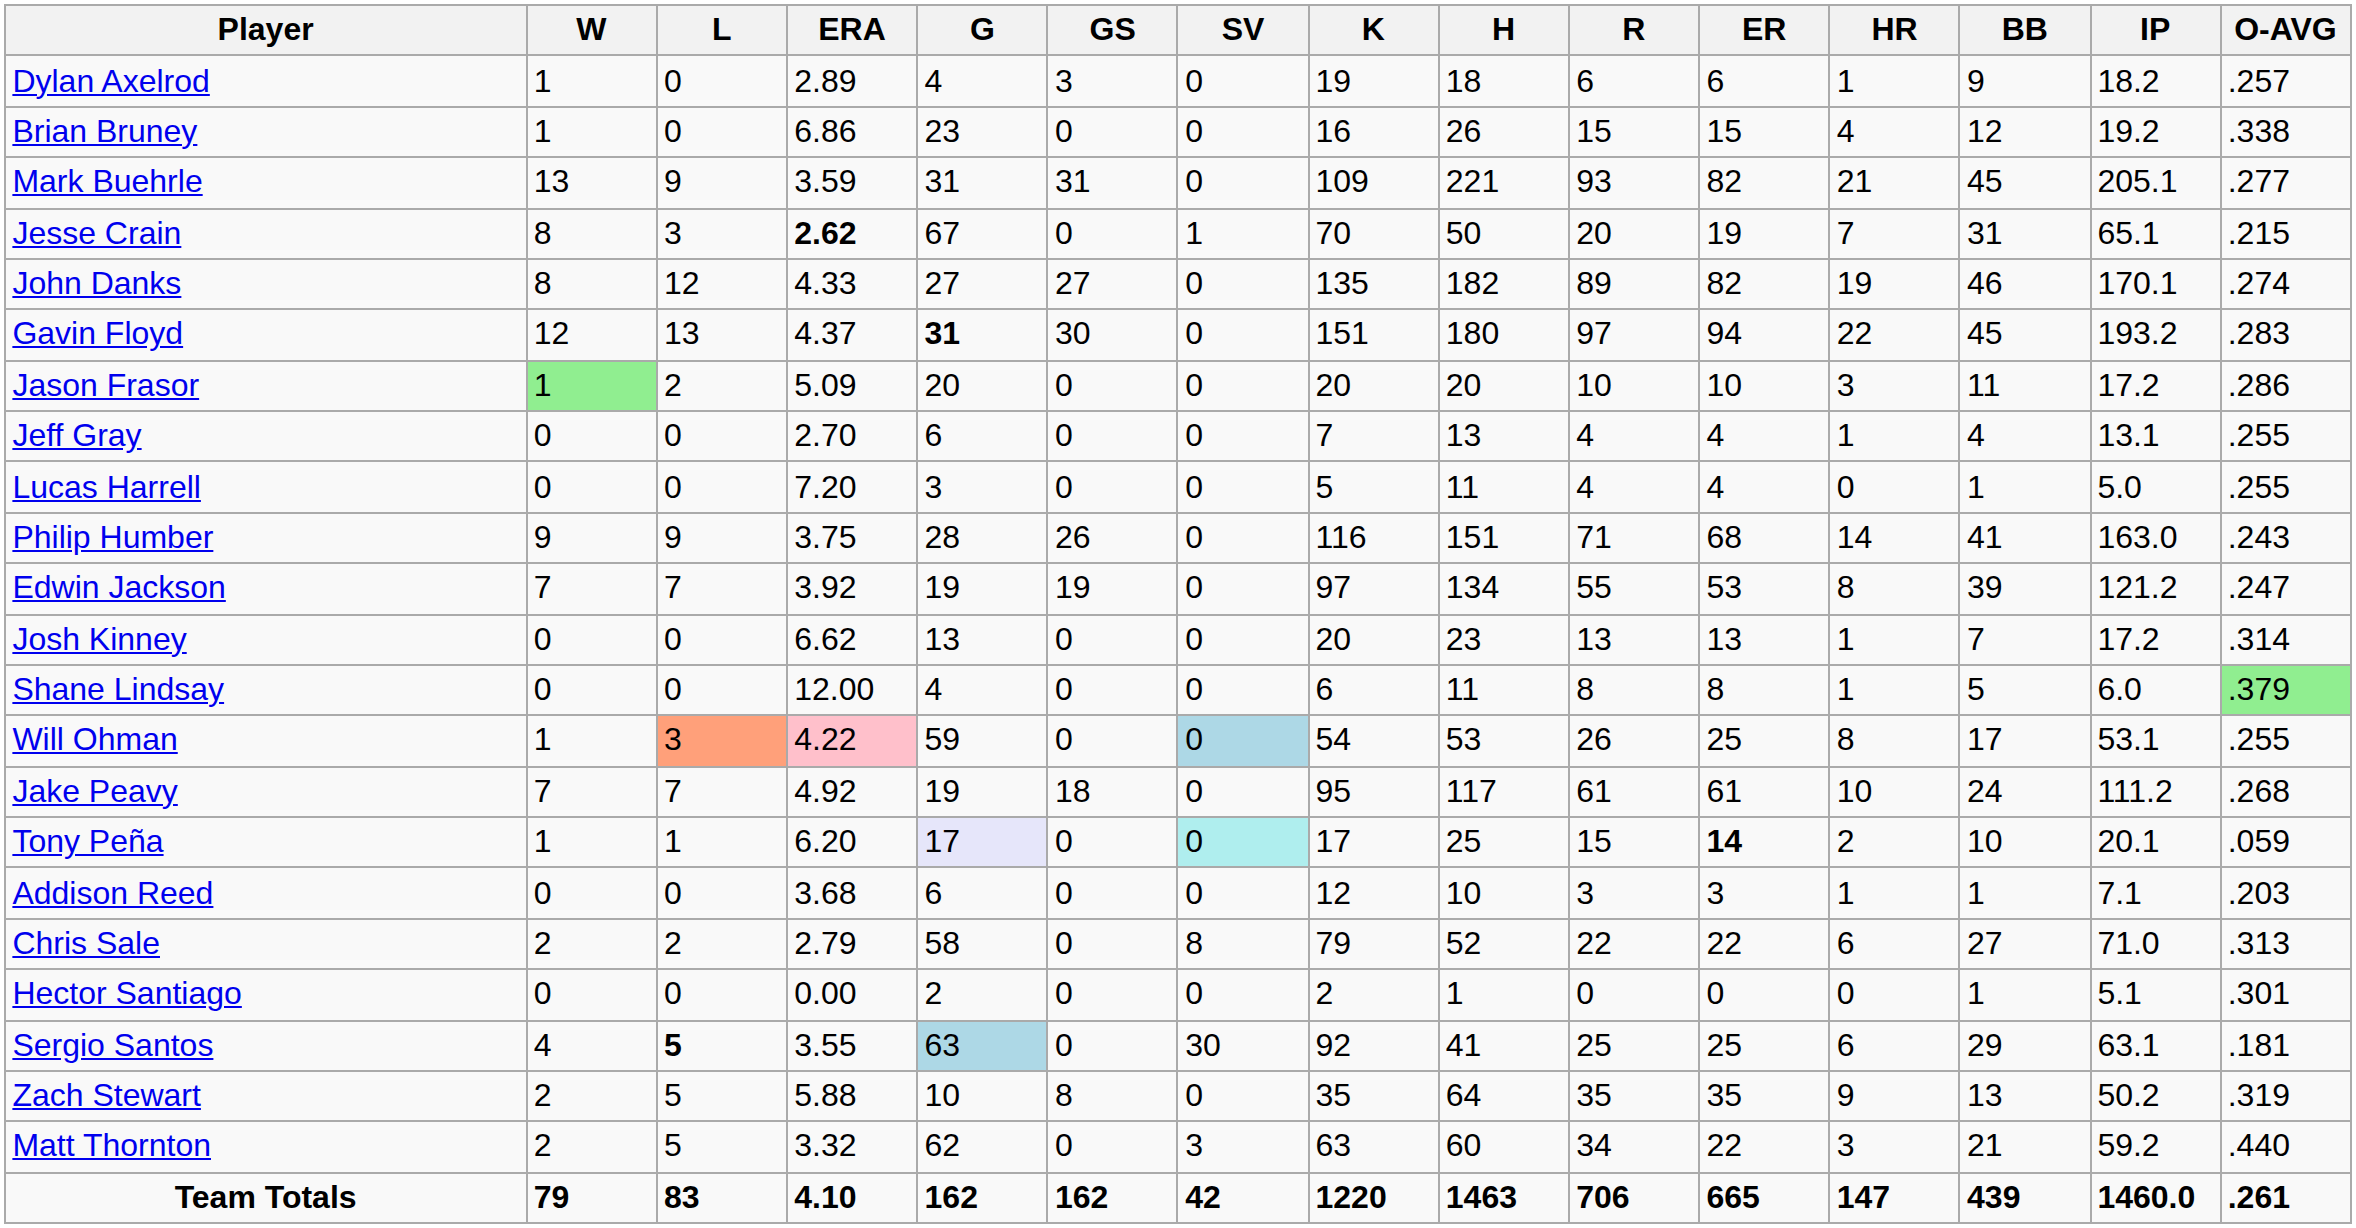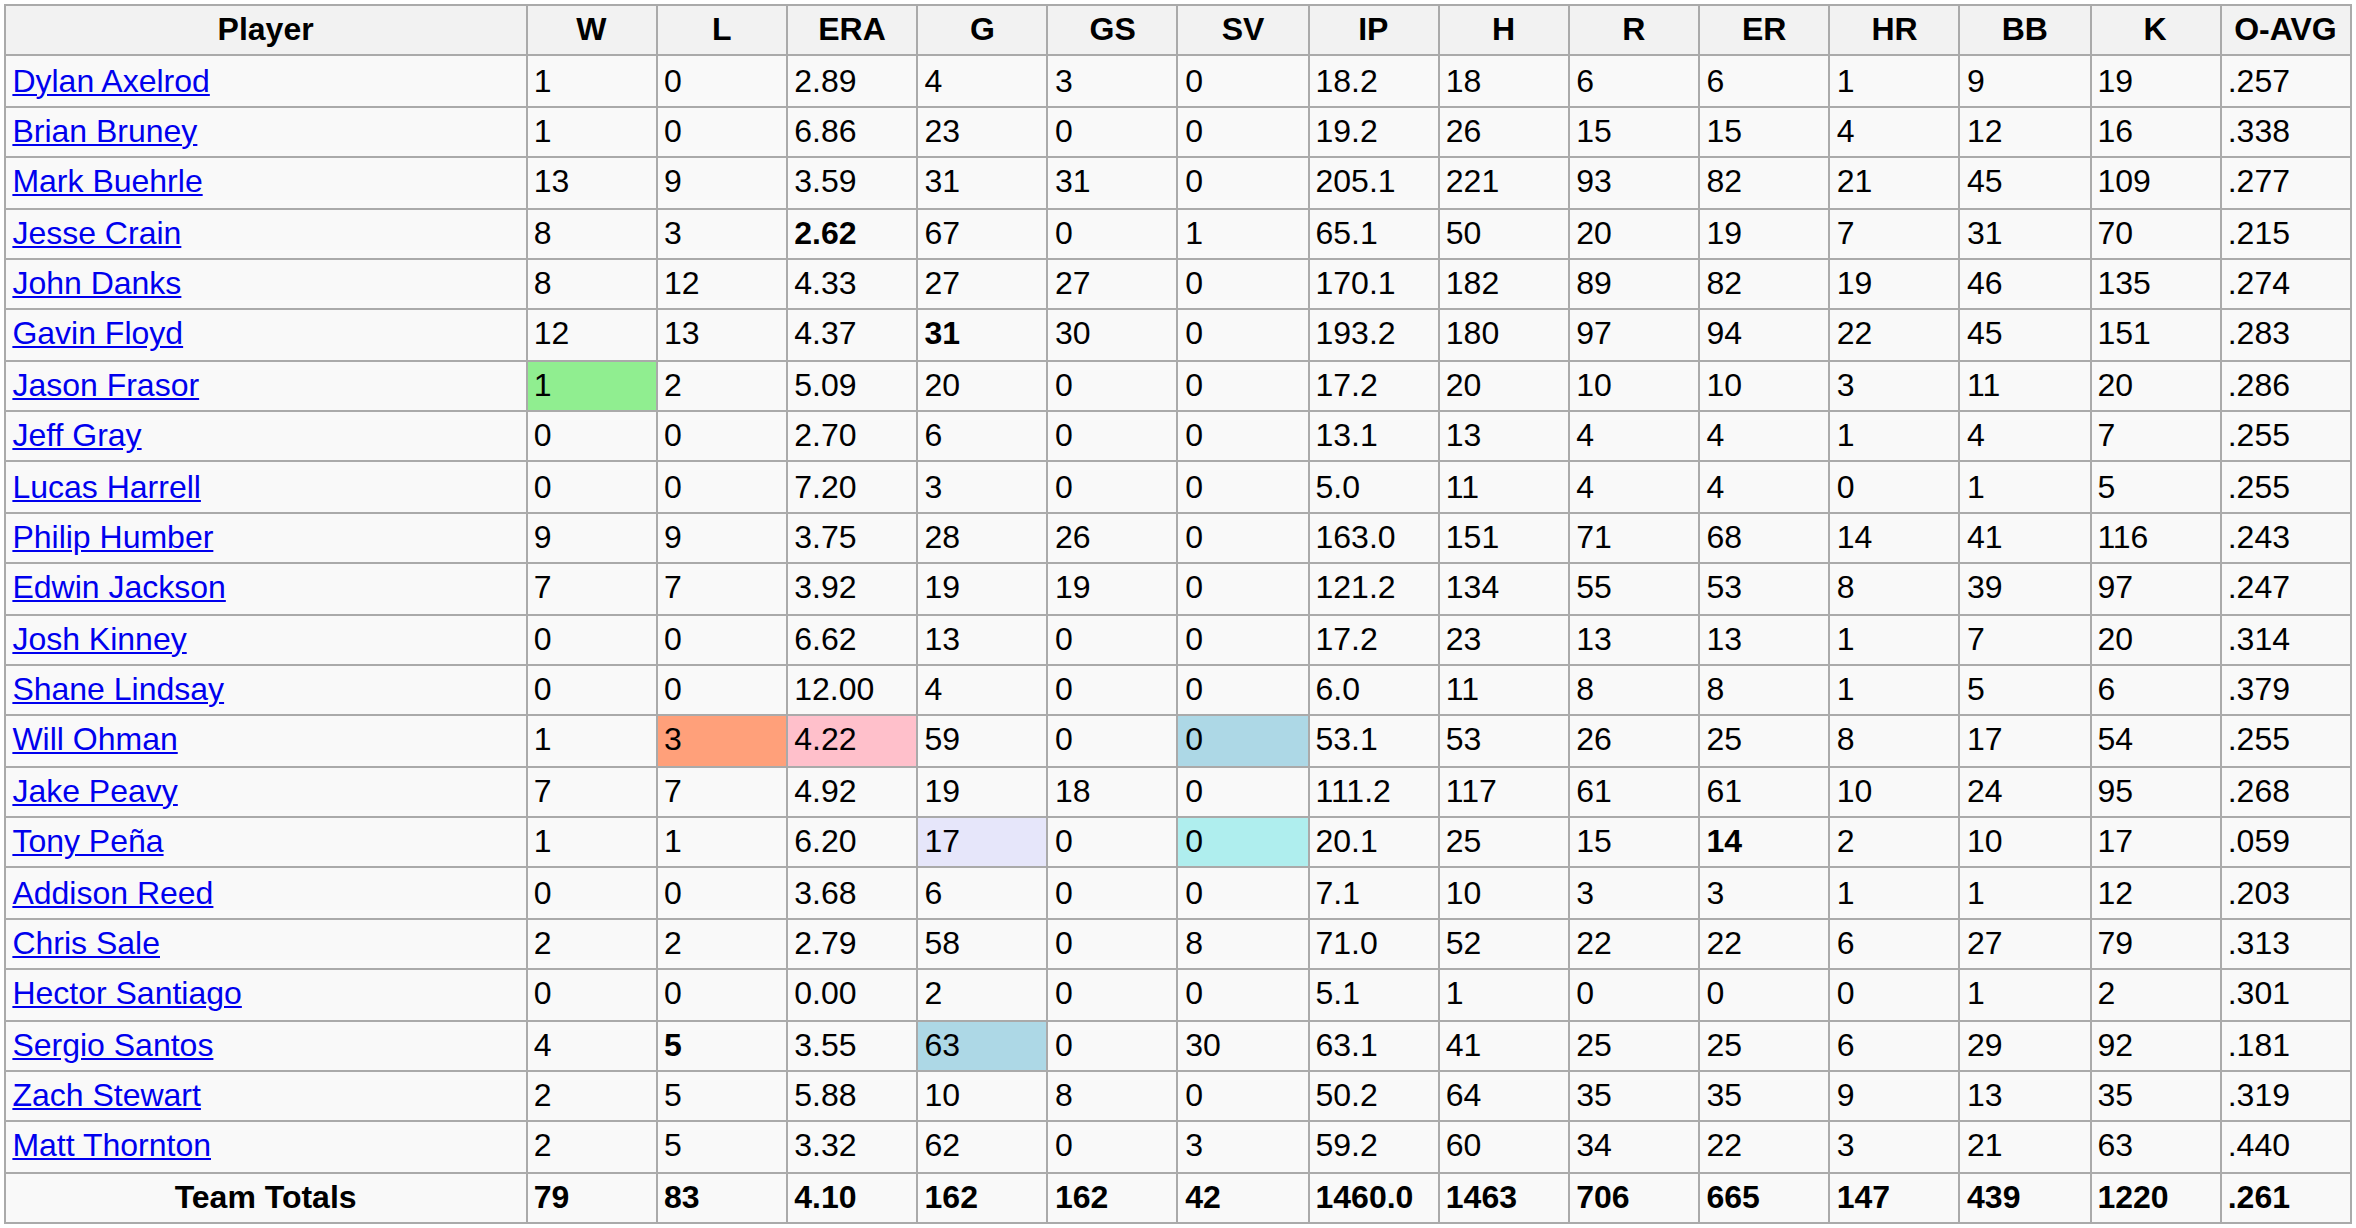columns swapped: (2155, 29) <-> (1373, 29)
(2259, 689) lightgreen background -> (2259, 689) no background
